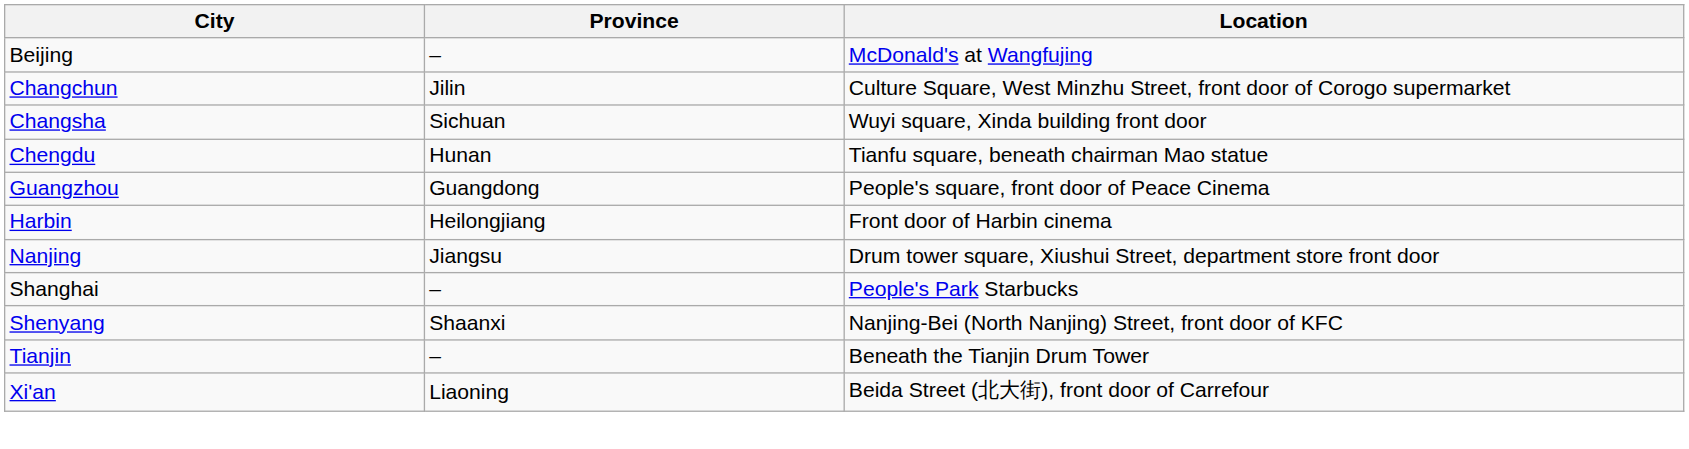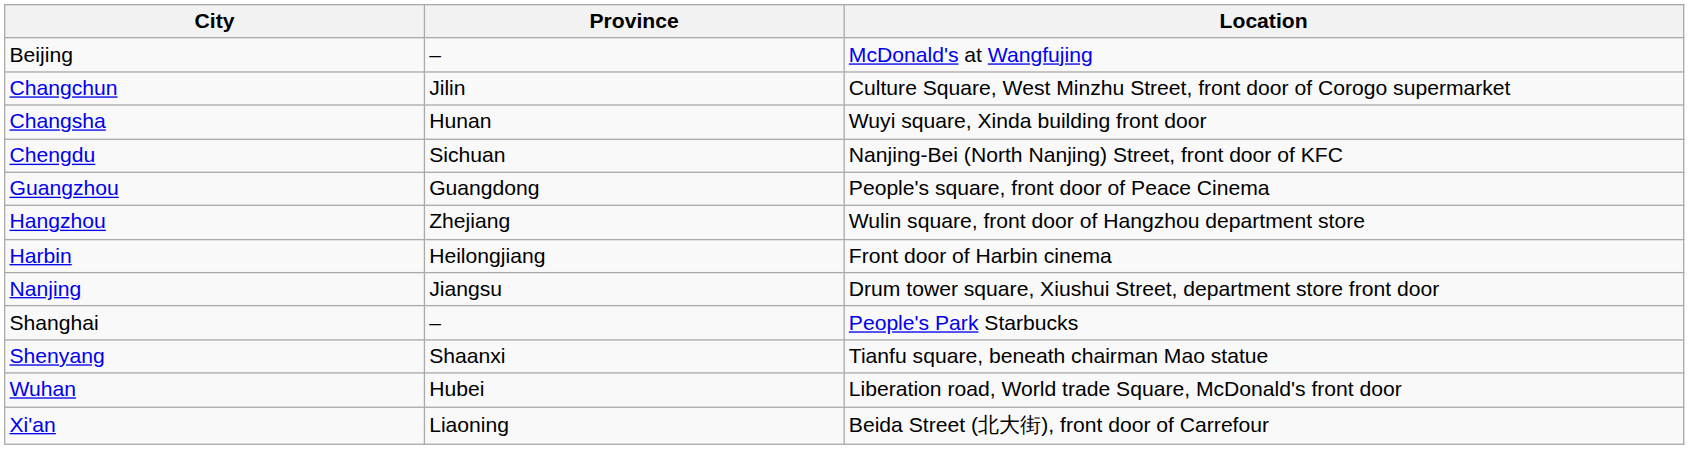(467, 121) Sichuan -> (460, 121) Hunan
(460, 155) Hunan -> (467, 155) Sichuan
(1059, 155) Tianfu square, beneath chairman Mao statue -> (1096, 155) Nanjing-Bei (North Nanjing) Street, front door of KFC
+ row: (58, 222)
(1096, 322) Nanjing-Bei (North Nanjing) Street, front door of KFC -> (1059, 356) Tianfu square, beneath chairman Mao statue
- row: (40, 356)
+ row: (43, 389)
